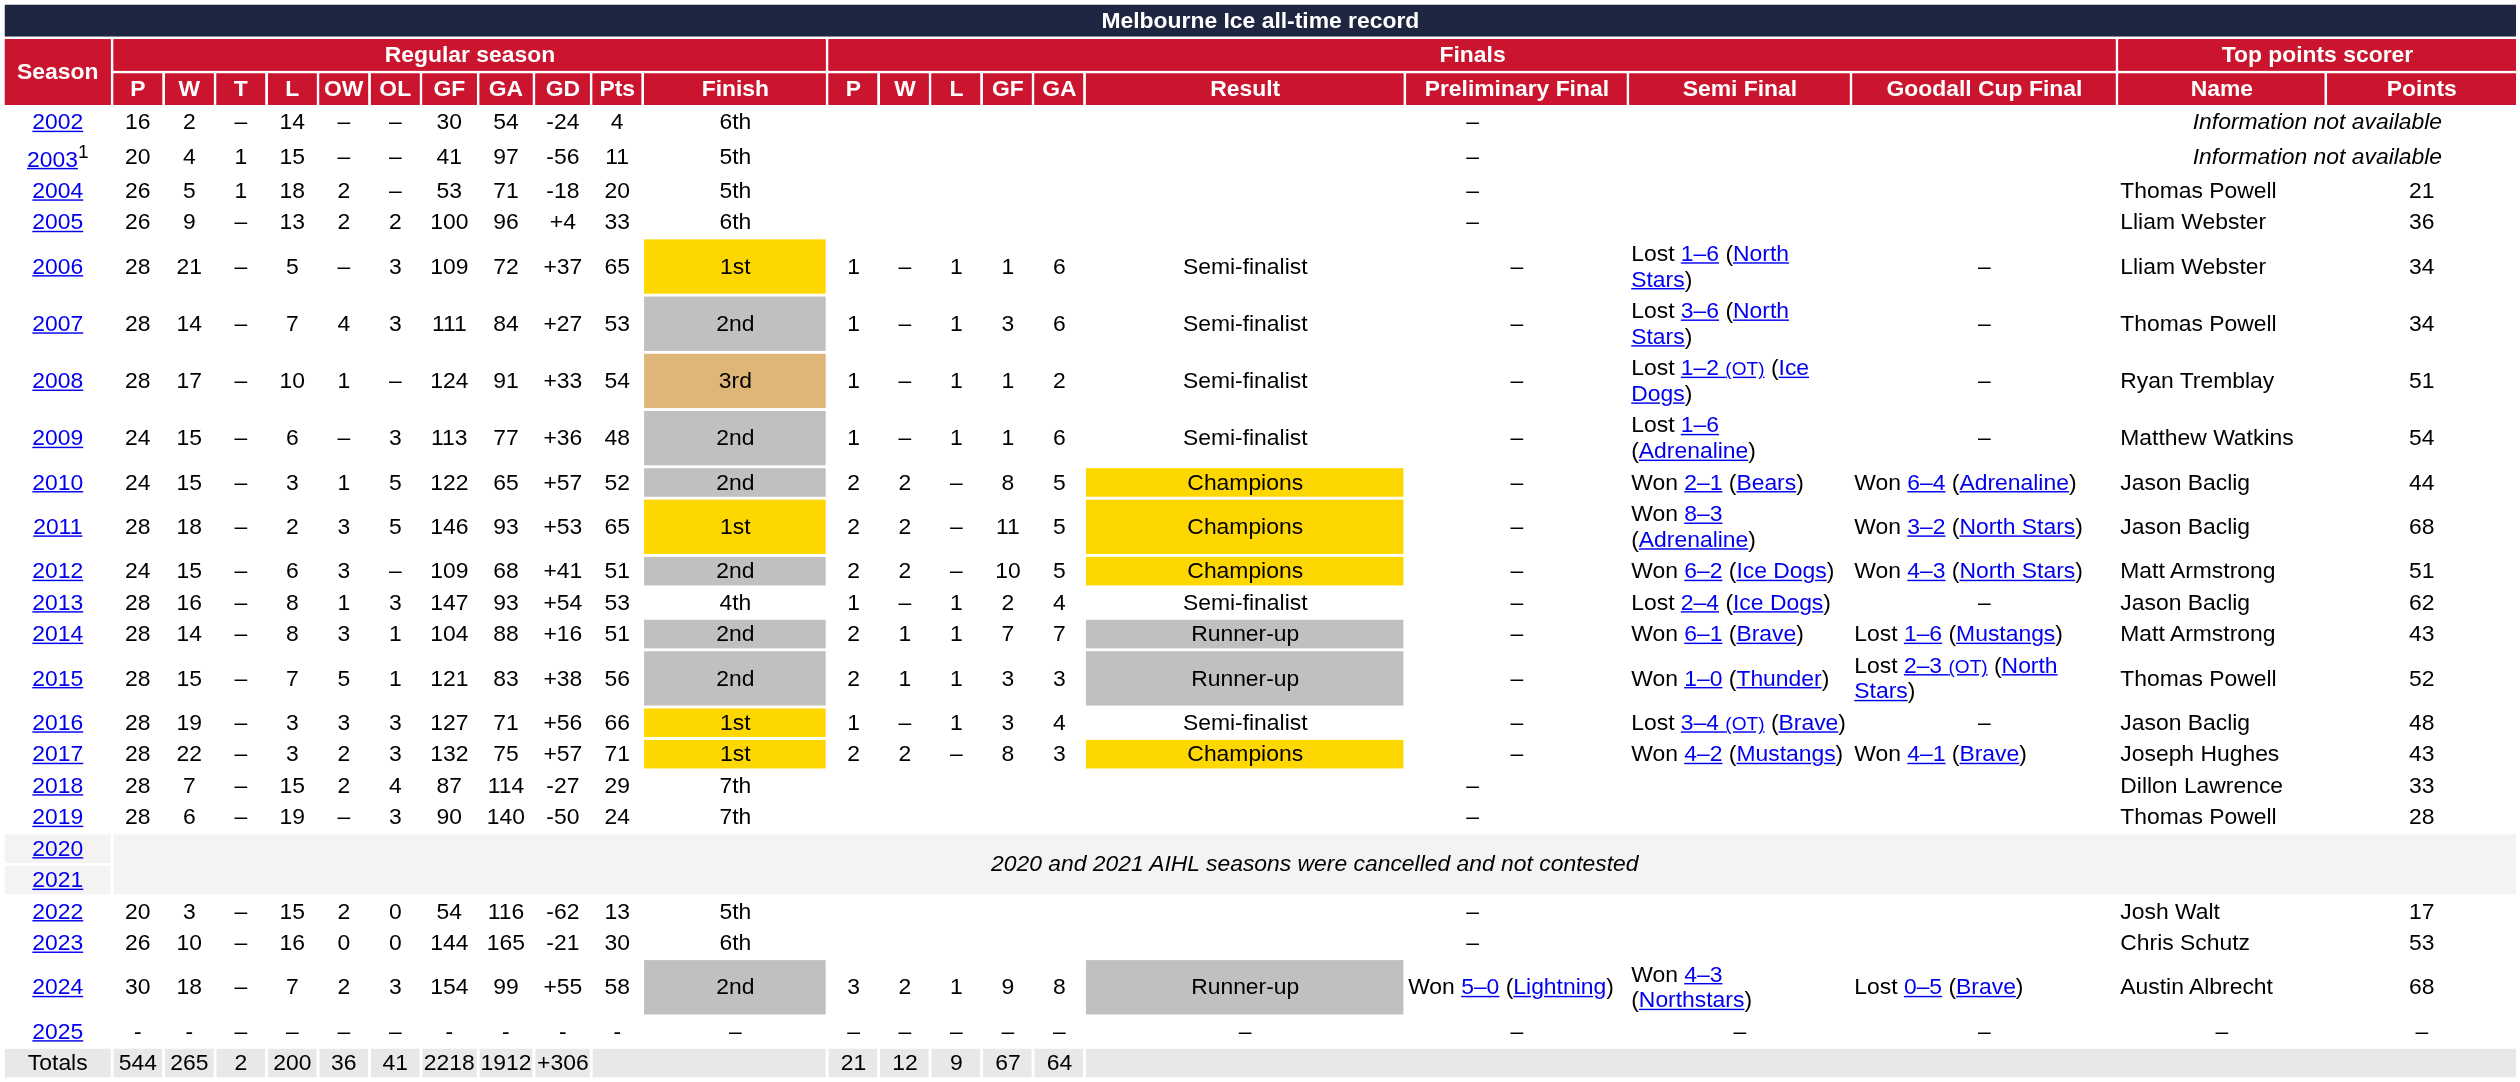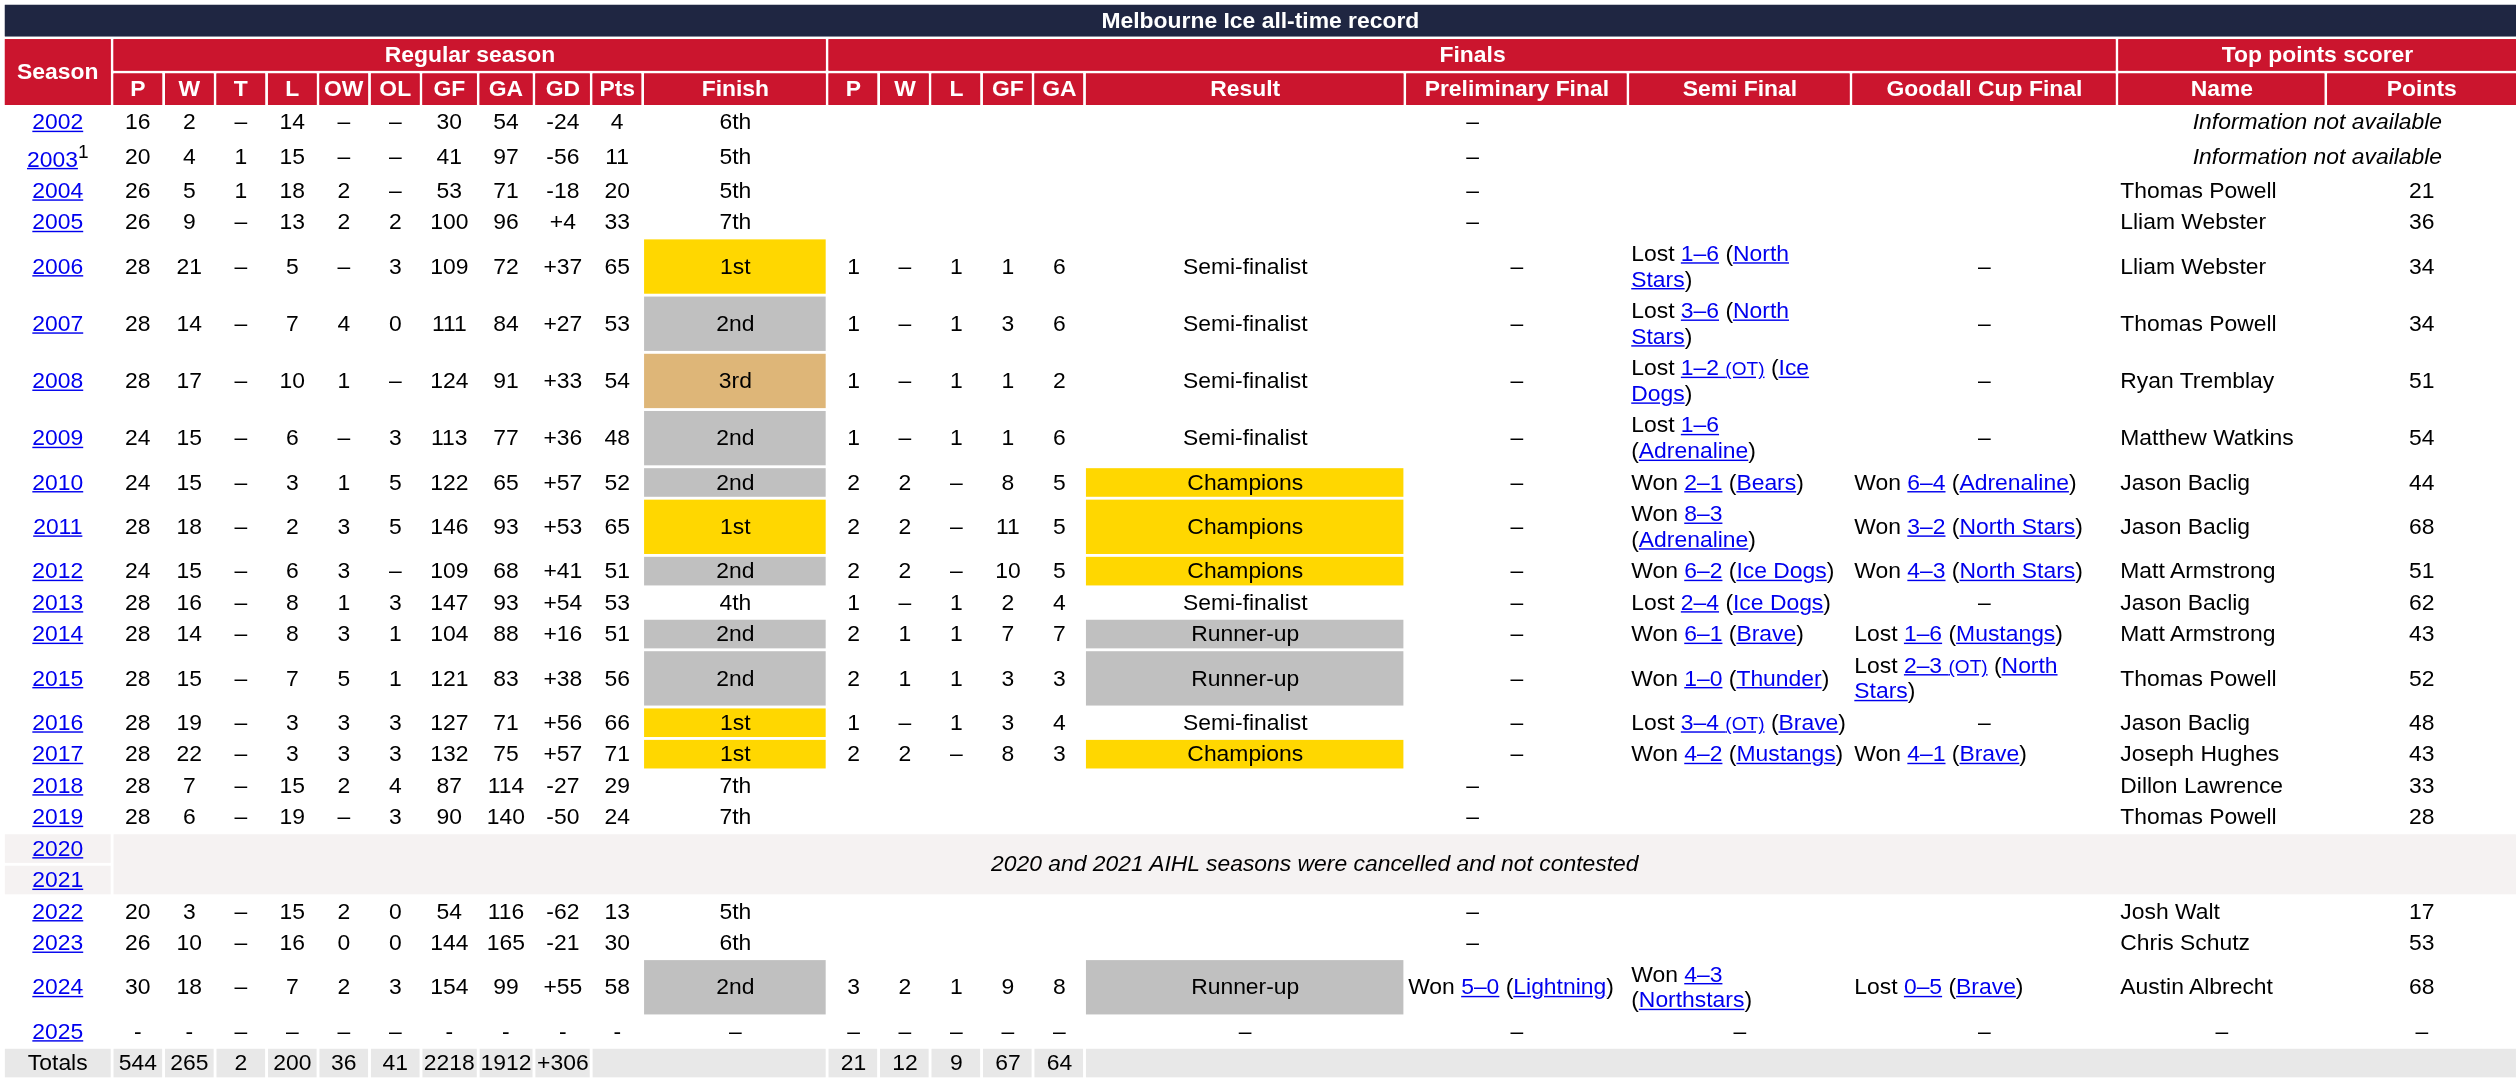(735, 222) 6th -> (735, 222) 7th
(395, 324) 3 -> (395, 324) 0
(344, 754) 2 -> (344, 754) 3
